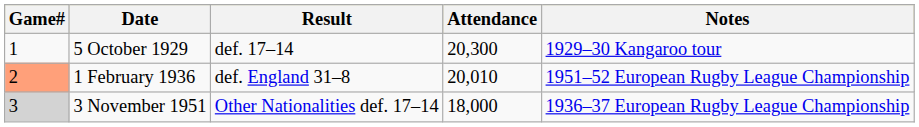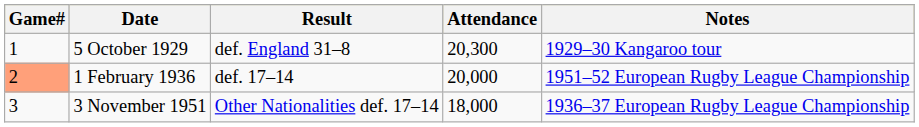(254, 48) def. 17–14 -> (283, 48) def. England 31–8
(283, 77) def. England 31–8 -> (254, 77) def. 17–14
(472, 77) 20,010 -> (472, 77) 20,000
(13, 106) lightgrey background -> (13, 106) no background
